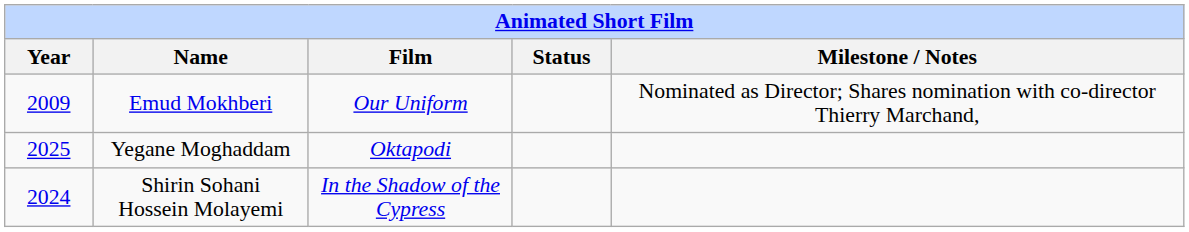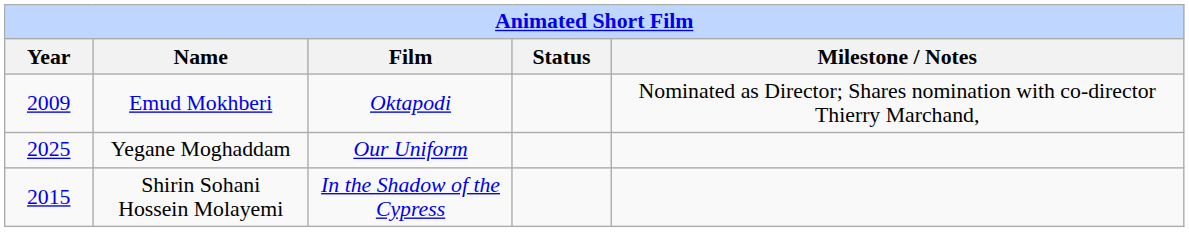(411, 103) Our Uniform -> (411, 103) Oktapodi
(411, 149) Oktapodi -> (411, 149) Our Uniform
(49, 196) 2024 -> (49, 196) 2015
